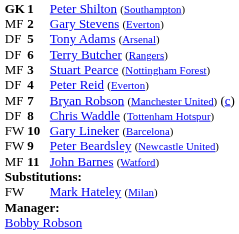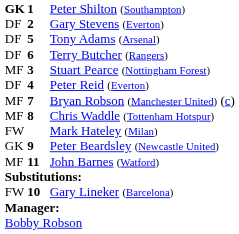(14, 23) MF -> (13, 23) DF
(13, 115) DF -> (14, 115) MF
rows swapped: (112, 131) <-> (104, 192)
(14, 146) FW -> (14, 146) GK
